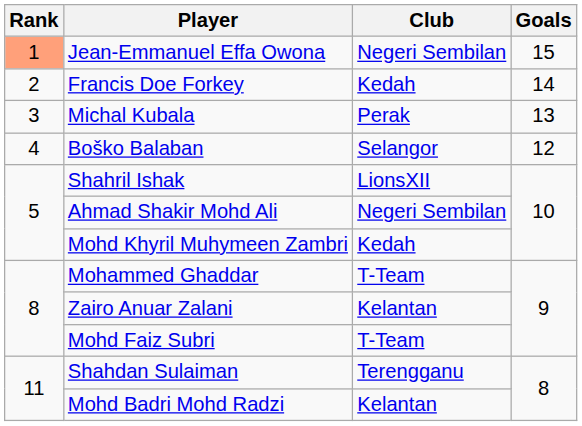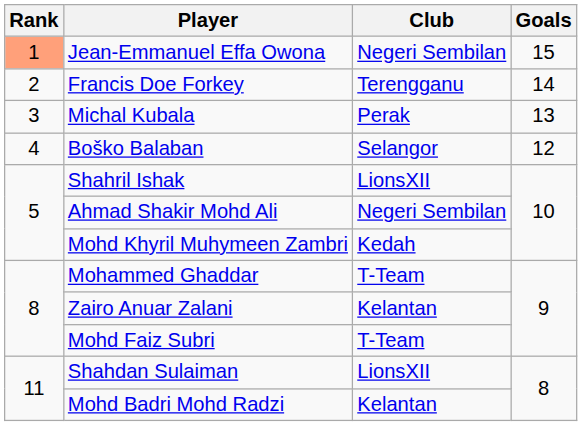(386, 84) Kedah -> (410, 84) Terengganu
(410, 372) Terengganu -> (394, 372) LionsXII
